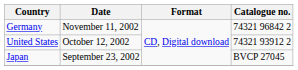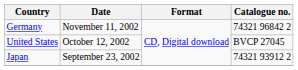(262, 42) 74321 93912 2 -> (259, 42) BVCP 27045
(259, 57) BVCP 27045 -> (262, 57) 74321 93912 2
